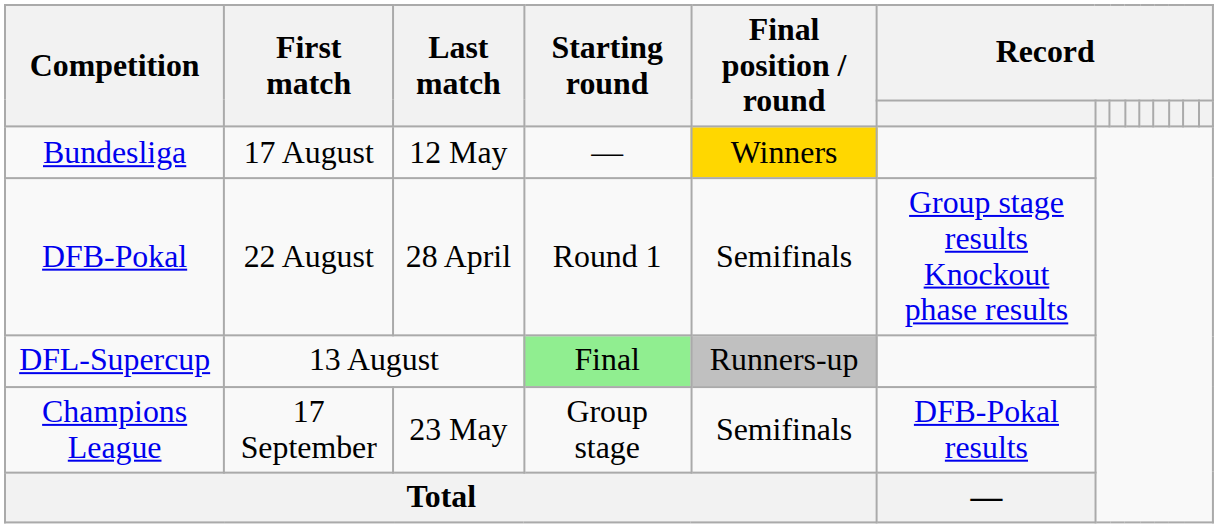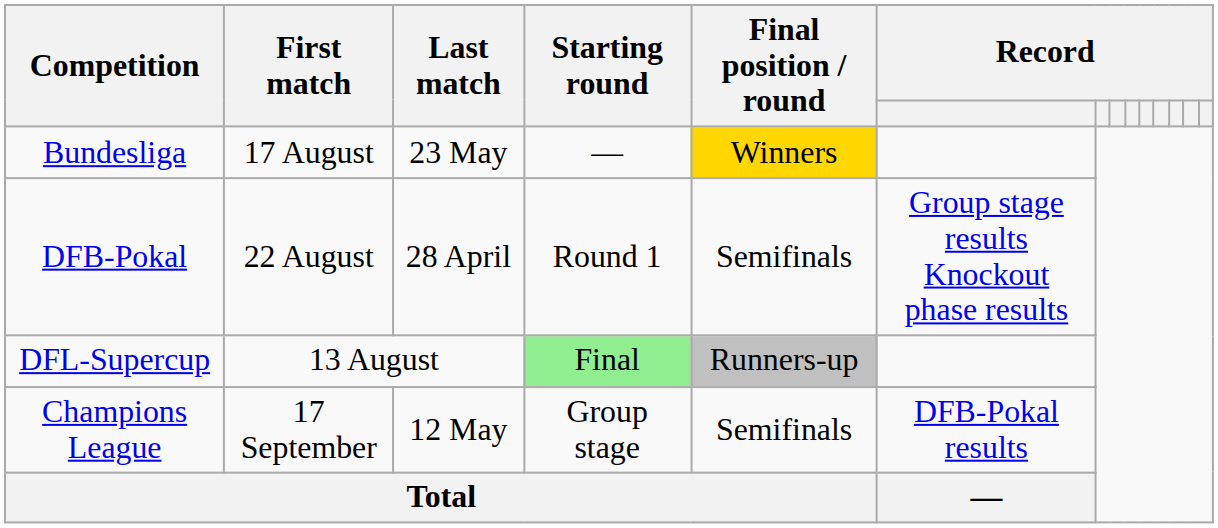(458, 151) 12 May -> (458, 151) 23 May
(458, 428) 23 May -> (458, 428) 12 May
